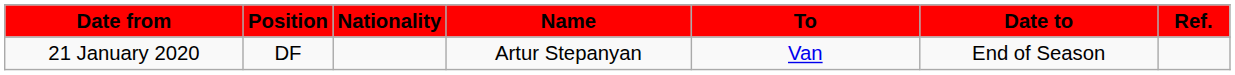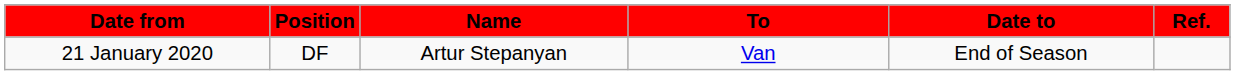- column: (389, 21)
